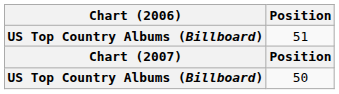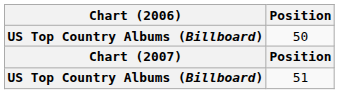rows swapped: (300, 78) <-> (300, 36)
